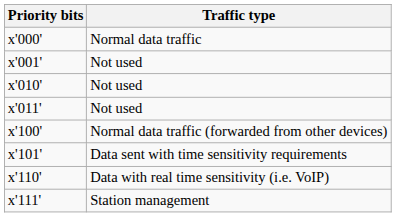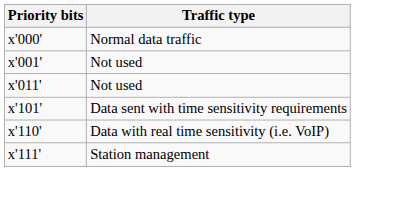- row: (25, 85)
- row: (25, 131)
